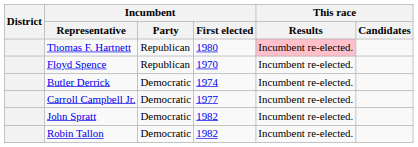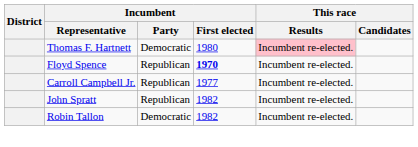(165, 47) Republican -> (166, 47) Democratic
(207, 64) normal -> (207, 64) bold
- row: (78, 82)
(166, 99) Democratic -> (165, 82) Republican
(166, 116) Democratic -> (165, 99) Republican
